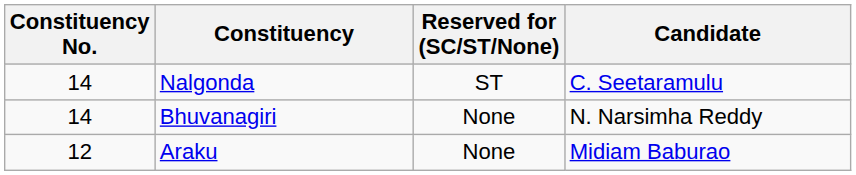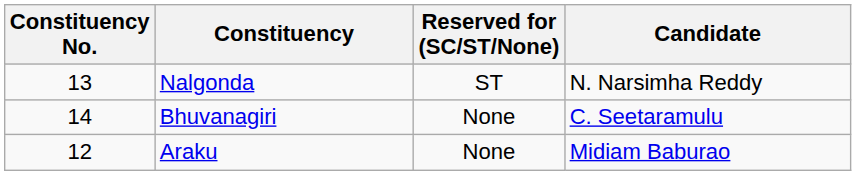(80, 81) 14 -> (80, 81) 13
(646, 81) C. Seetaramulu -> (666, 81) N. Narsimha Reddy
(666, 116) N. Narsimha Reddy -> (646, 116) C. Seetaramulu
